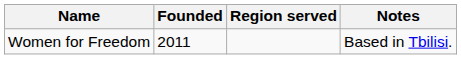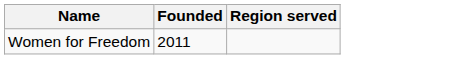- column: (398, 16)
